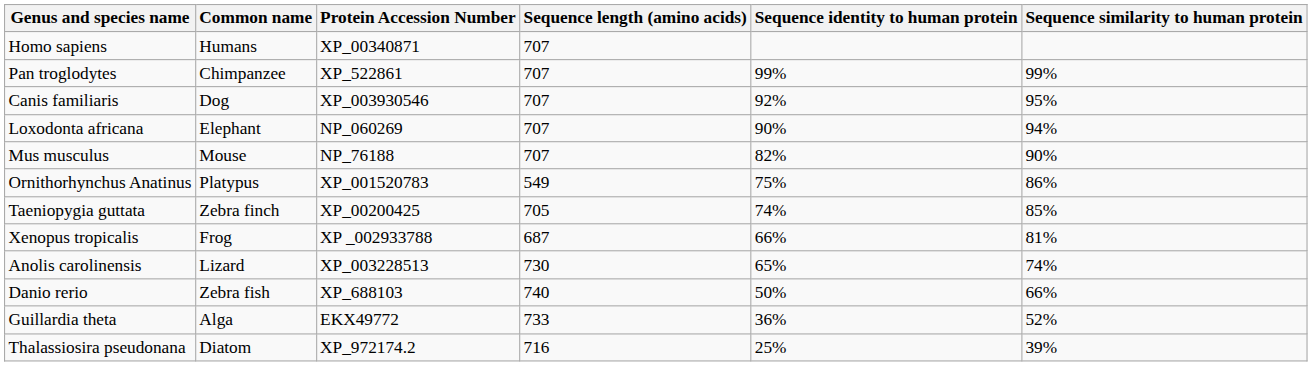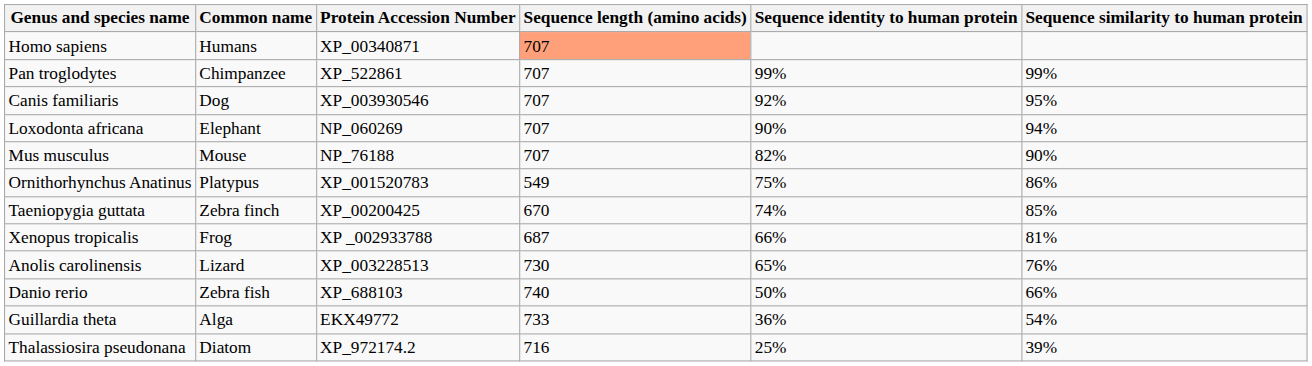(537, 45) no background -> (537, 45) lightsalmon background
(537, 210) 705 -> (537, 210) 670
(1041, 264) 74% -> (1041, 264) 76%
(1041, 319) 52% -> (1041, 319) 54%
